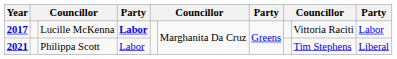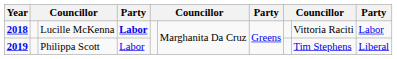(17, 29) 2017 -> (17, 29) 2018
(17, 46) 2021 -> (17, 46) 2019
